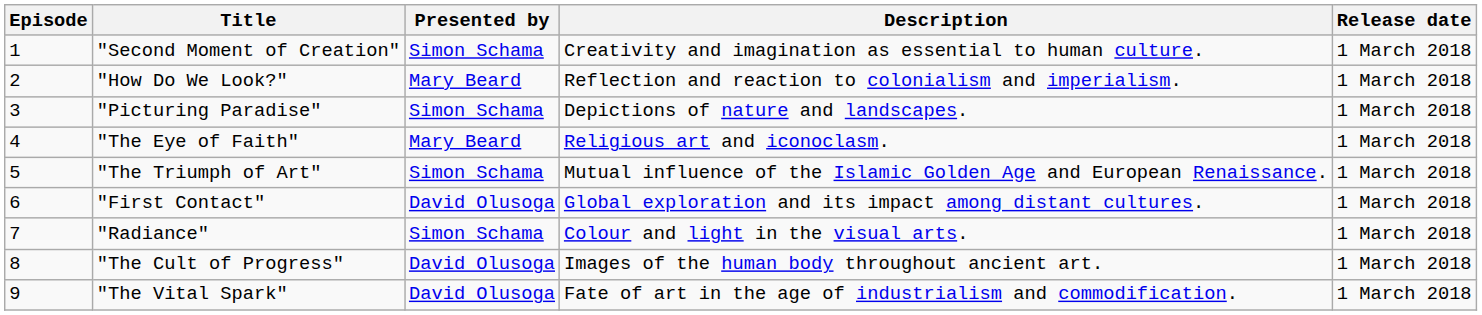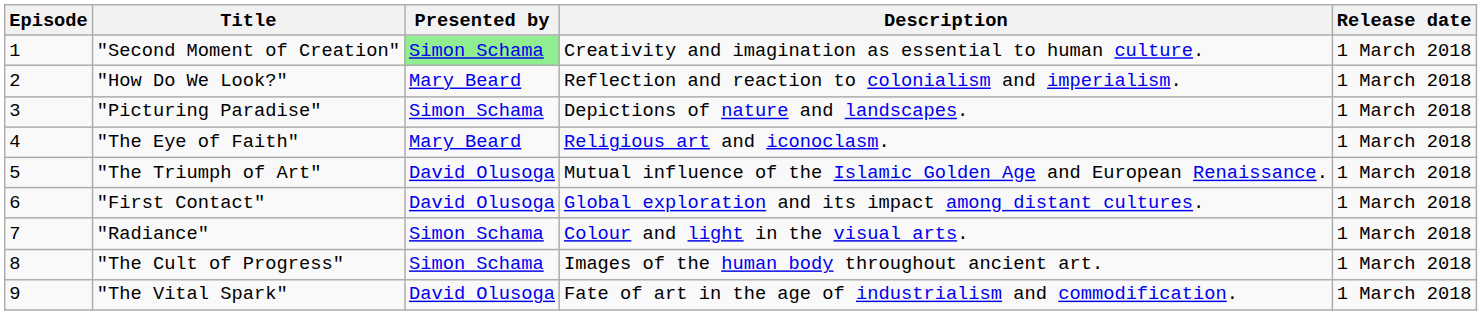(476, 50) no background -> (476, 50) lightgreen background
(476, 173) Simon Schama -> (482, 173) David Olusoga
(482, 264) David Olusoga -> (476, 264) Simon Schama
